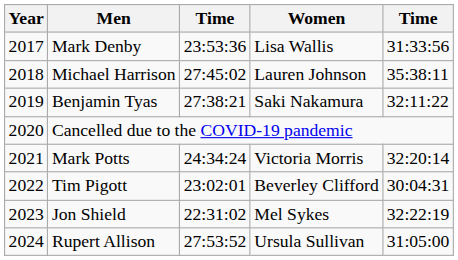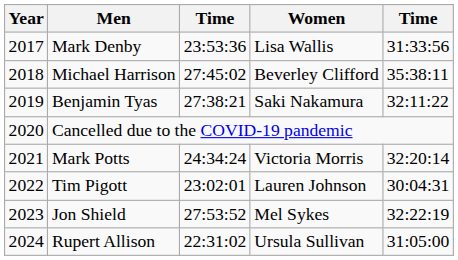(310, 74) Lauren Johnson -> (317, 74) Beverley Clifford
(317, 185) Beverley Clifford -> (310, 185) Lauren Johnson
(215, 213) 22:31:02 -> (215, 213) 27:53:52
(215, 241) 27:53:52 -> (215, 241) 22:31:02
